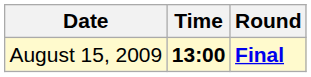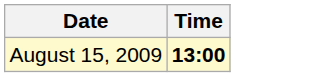- column: (268, 21)
